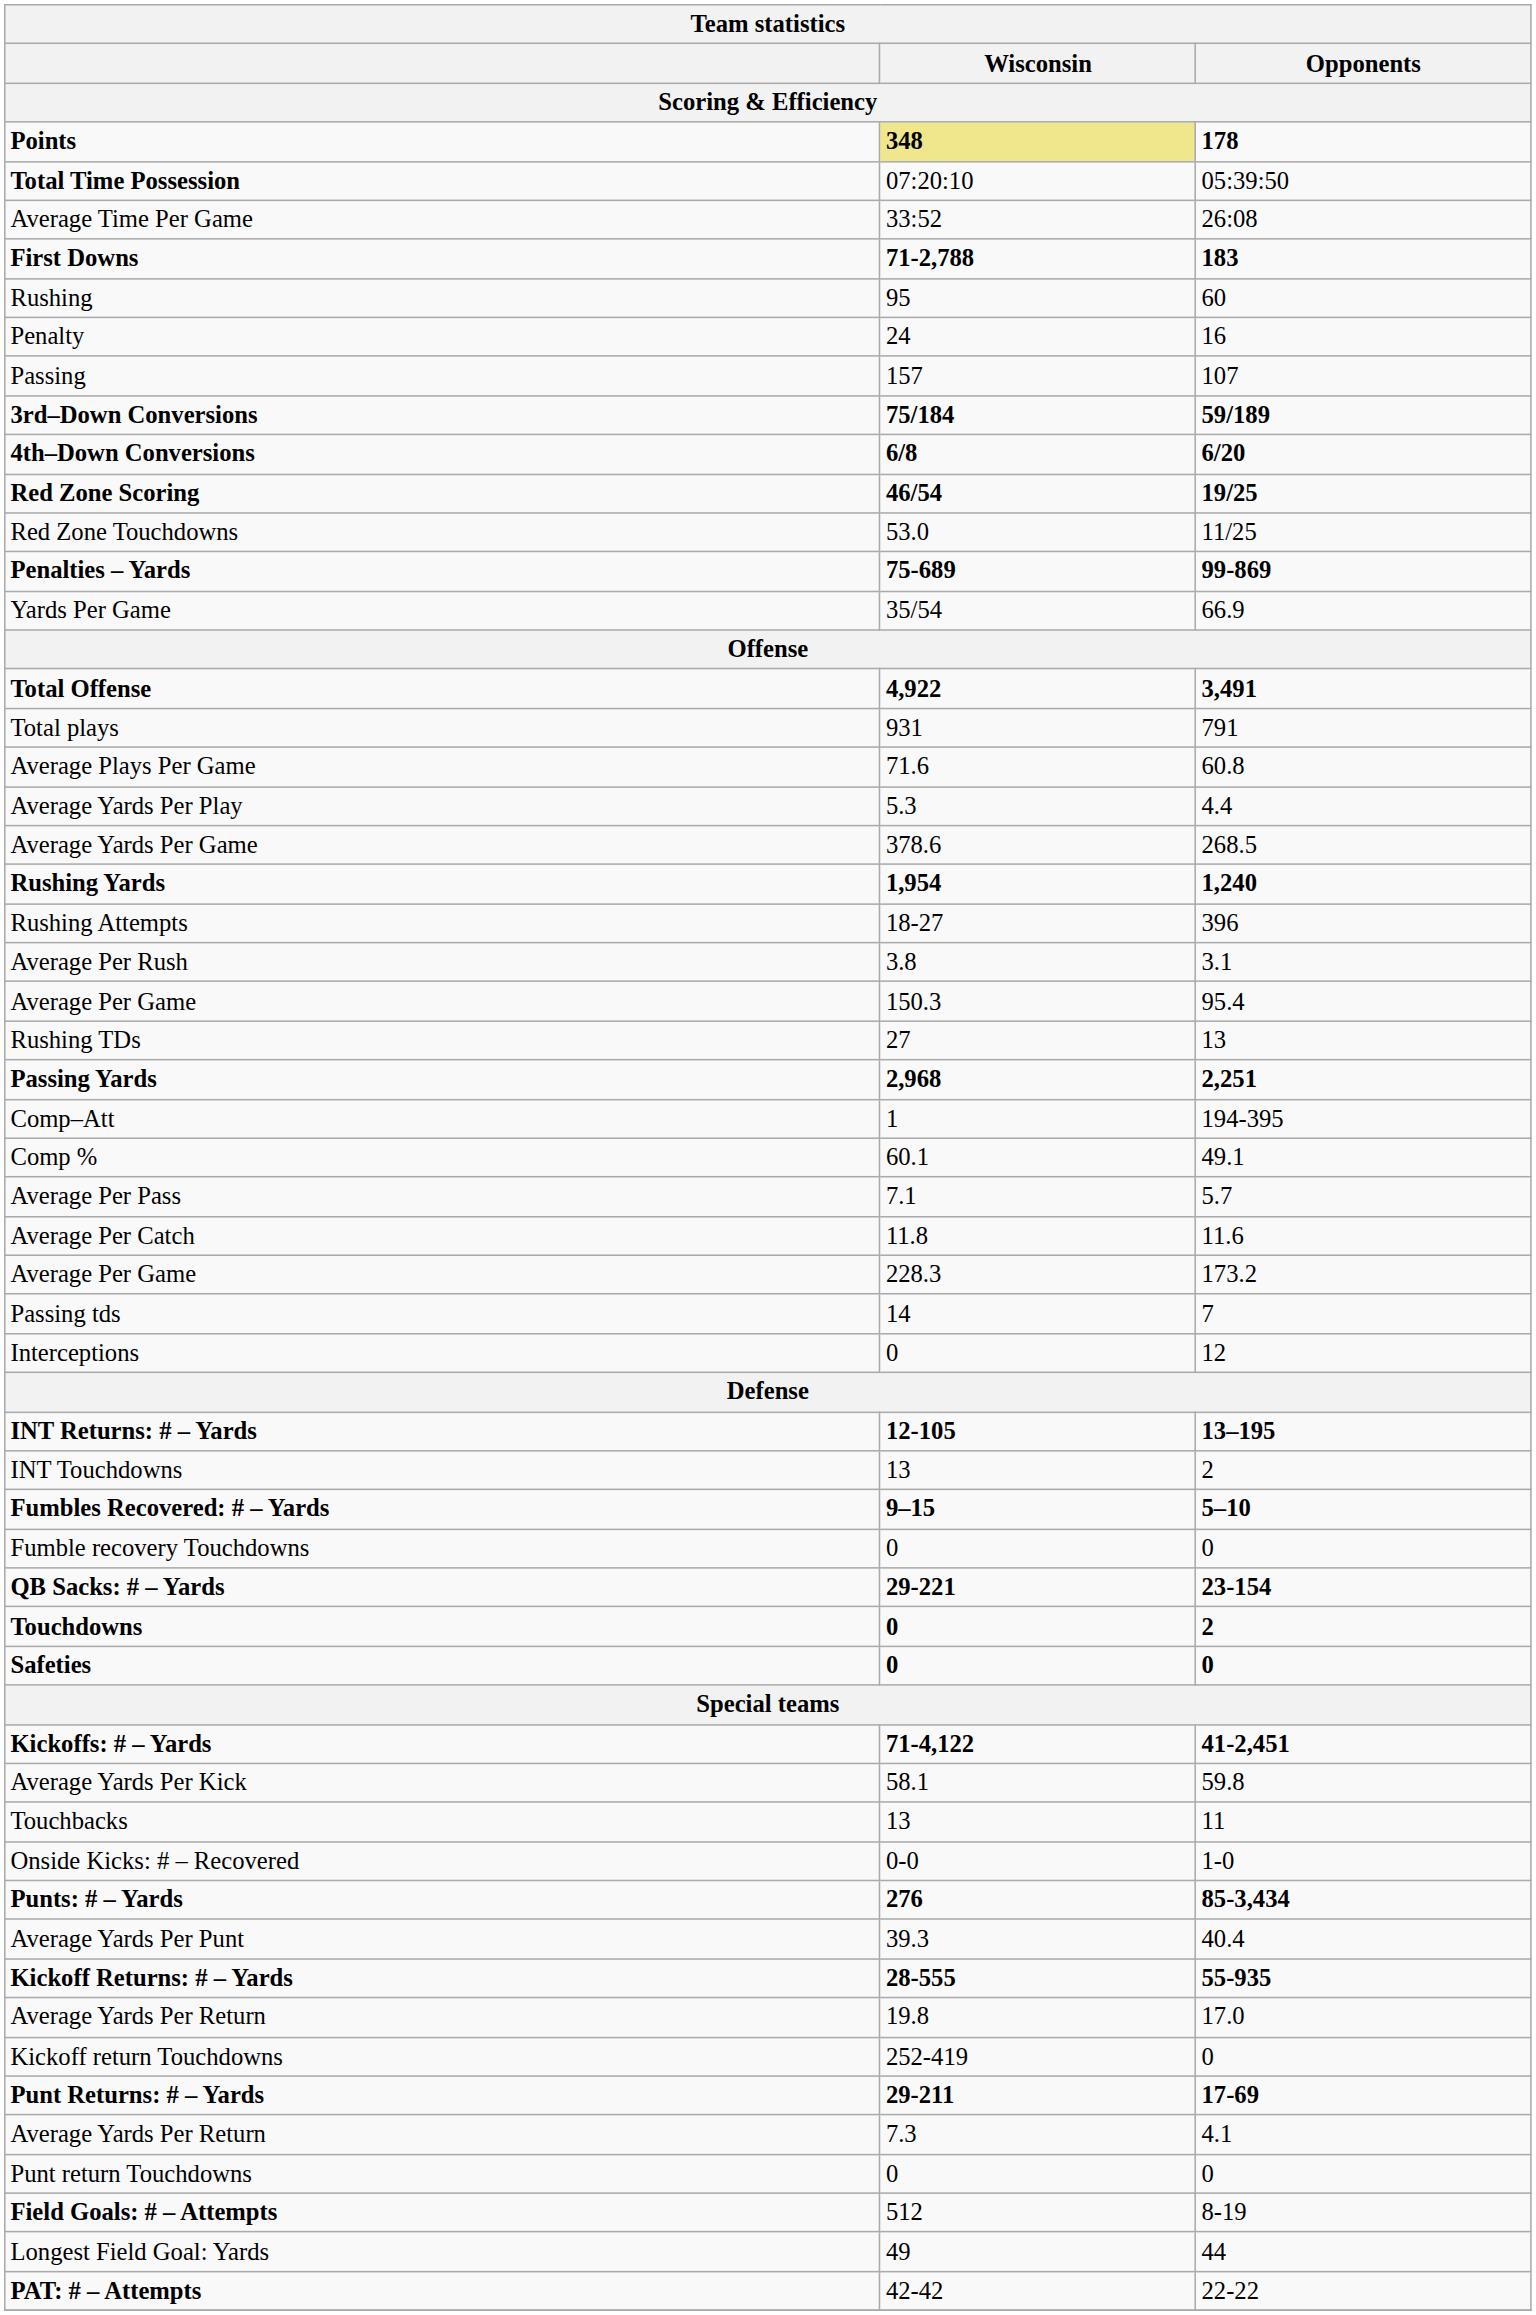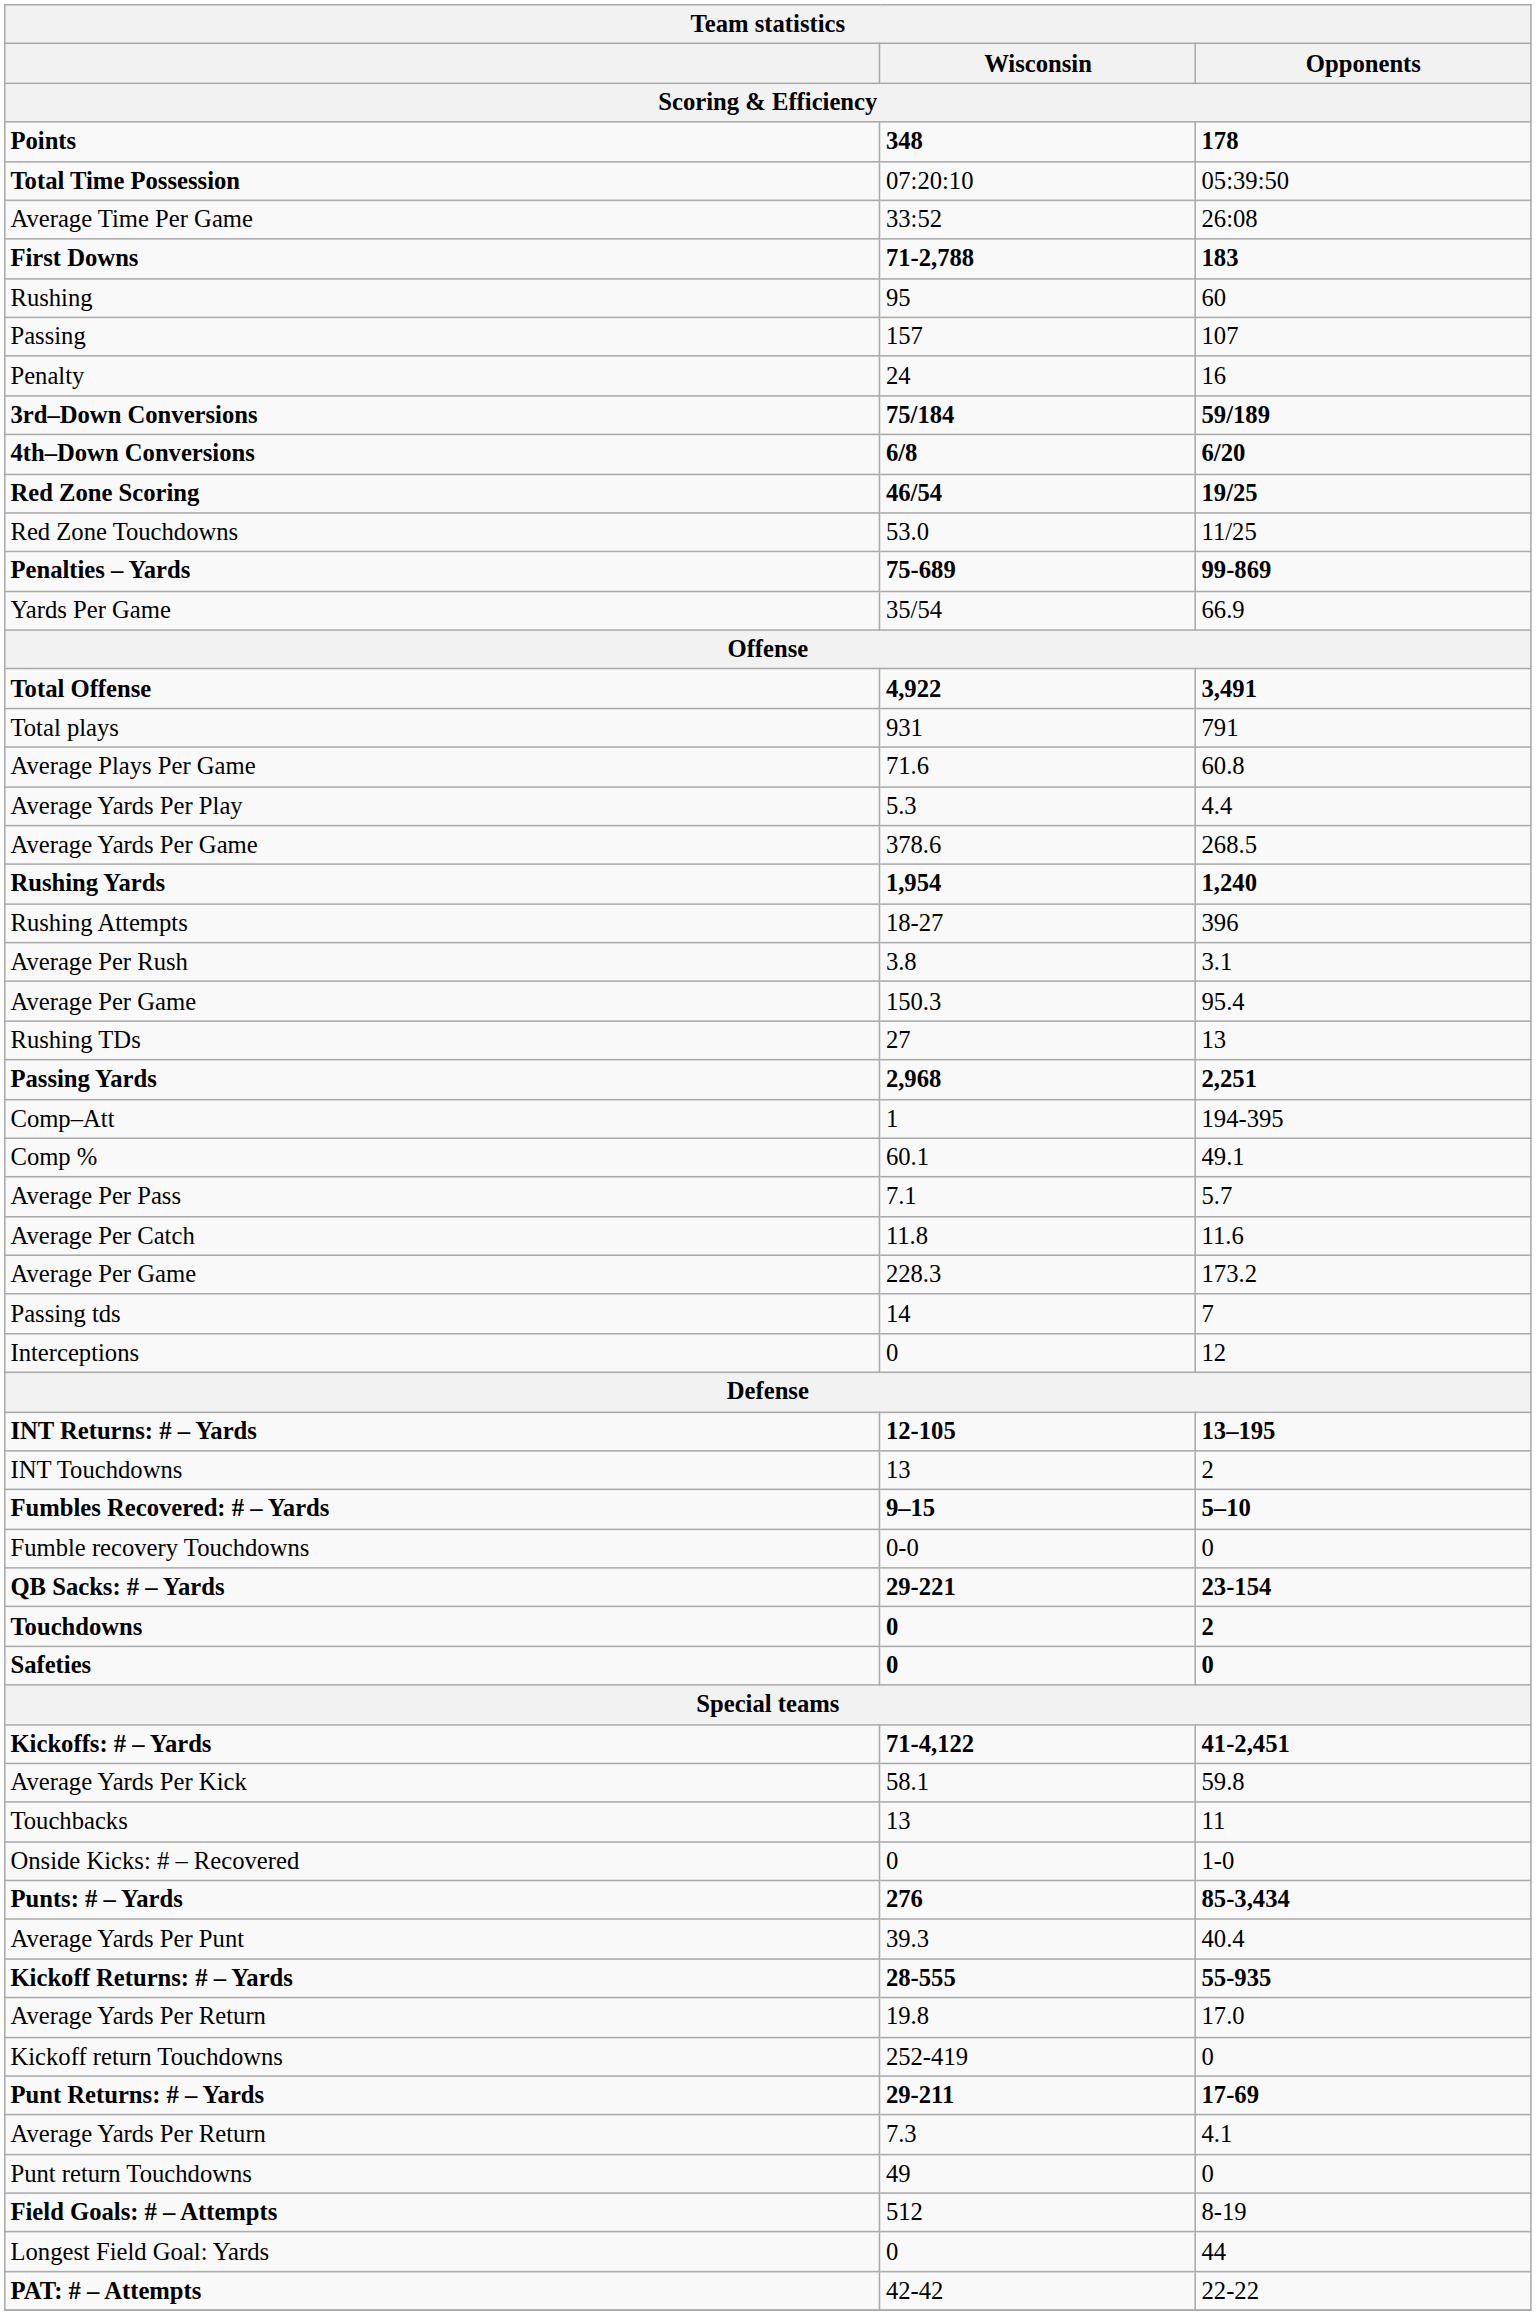(904, 141) khaki background -> (904, 141) no background
rows swapped: (48, 375) <-> (47, 336)
(892, 1548) 0 -> (902, 1548) 0-0
(902, 1860) 0-0 -> (892, 1860) 0
(892, 2173) 0 -> (898, 2173) 49
(898, 2251) 49 -> (892, 2251) 0
